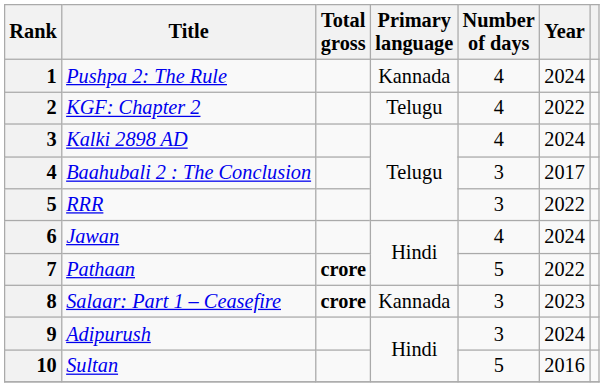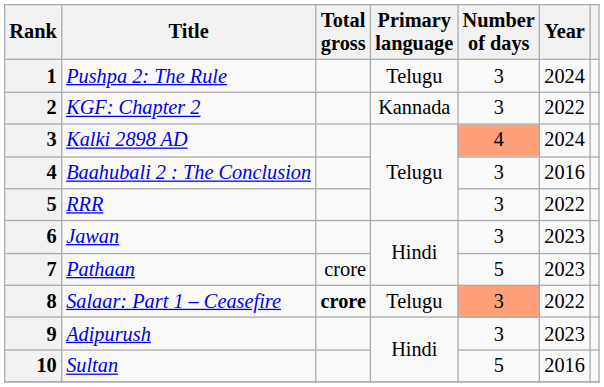(414, 75) Kannada -> (414, 75) Telugu
(499, 75) 4 -> (499, 75) 3
(414, 107) Telugu -> (414, 107) Kannada
(499, 107) 4 -> (499, 107) 3
(499, 140) no background -> (499, 140) lightsalmon background
(565, 172) 2017 -> (565, 172) 2016
(499, 236) 4 -> (499, 236) 3
(565, 236) 2024 -> (565, 236) 2023
(343, 269) bold -> (345, 269) normal
(565, 269) 2022 -> (565, 269) 2023
(414, 301) Kannada -> (414, 301) Telugu
(499, 301) no background -> (499, 301) lightsalmon background
(565, 301) 2023 -> (565, 301) 2022
(565, 333) 2024 -> (565, 333) 2023
